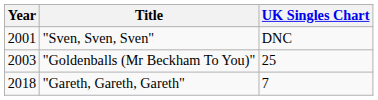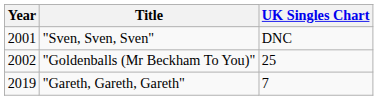(22, 60) 2003 -> (22, 60) 2002
(22, 83) 2018 -> (22, 83) 2019
